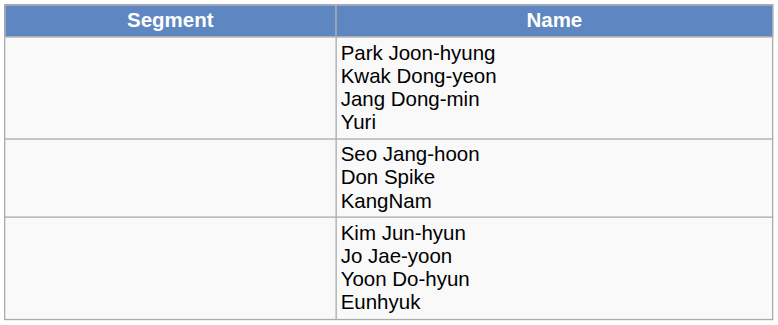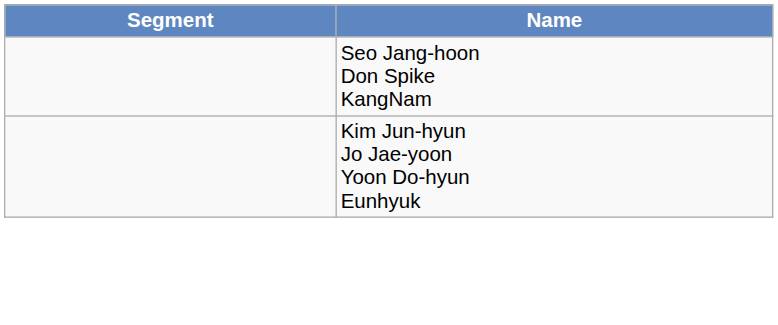- row: (419, 87)
